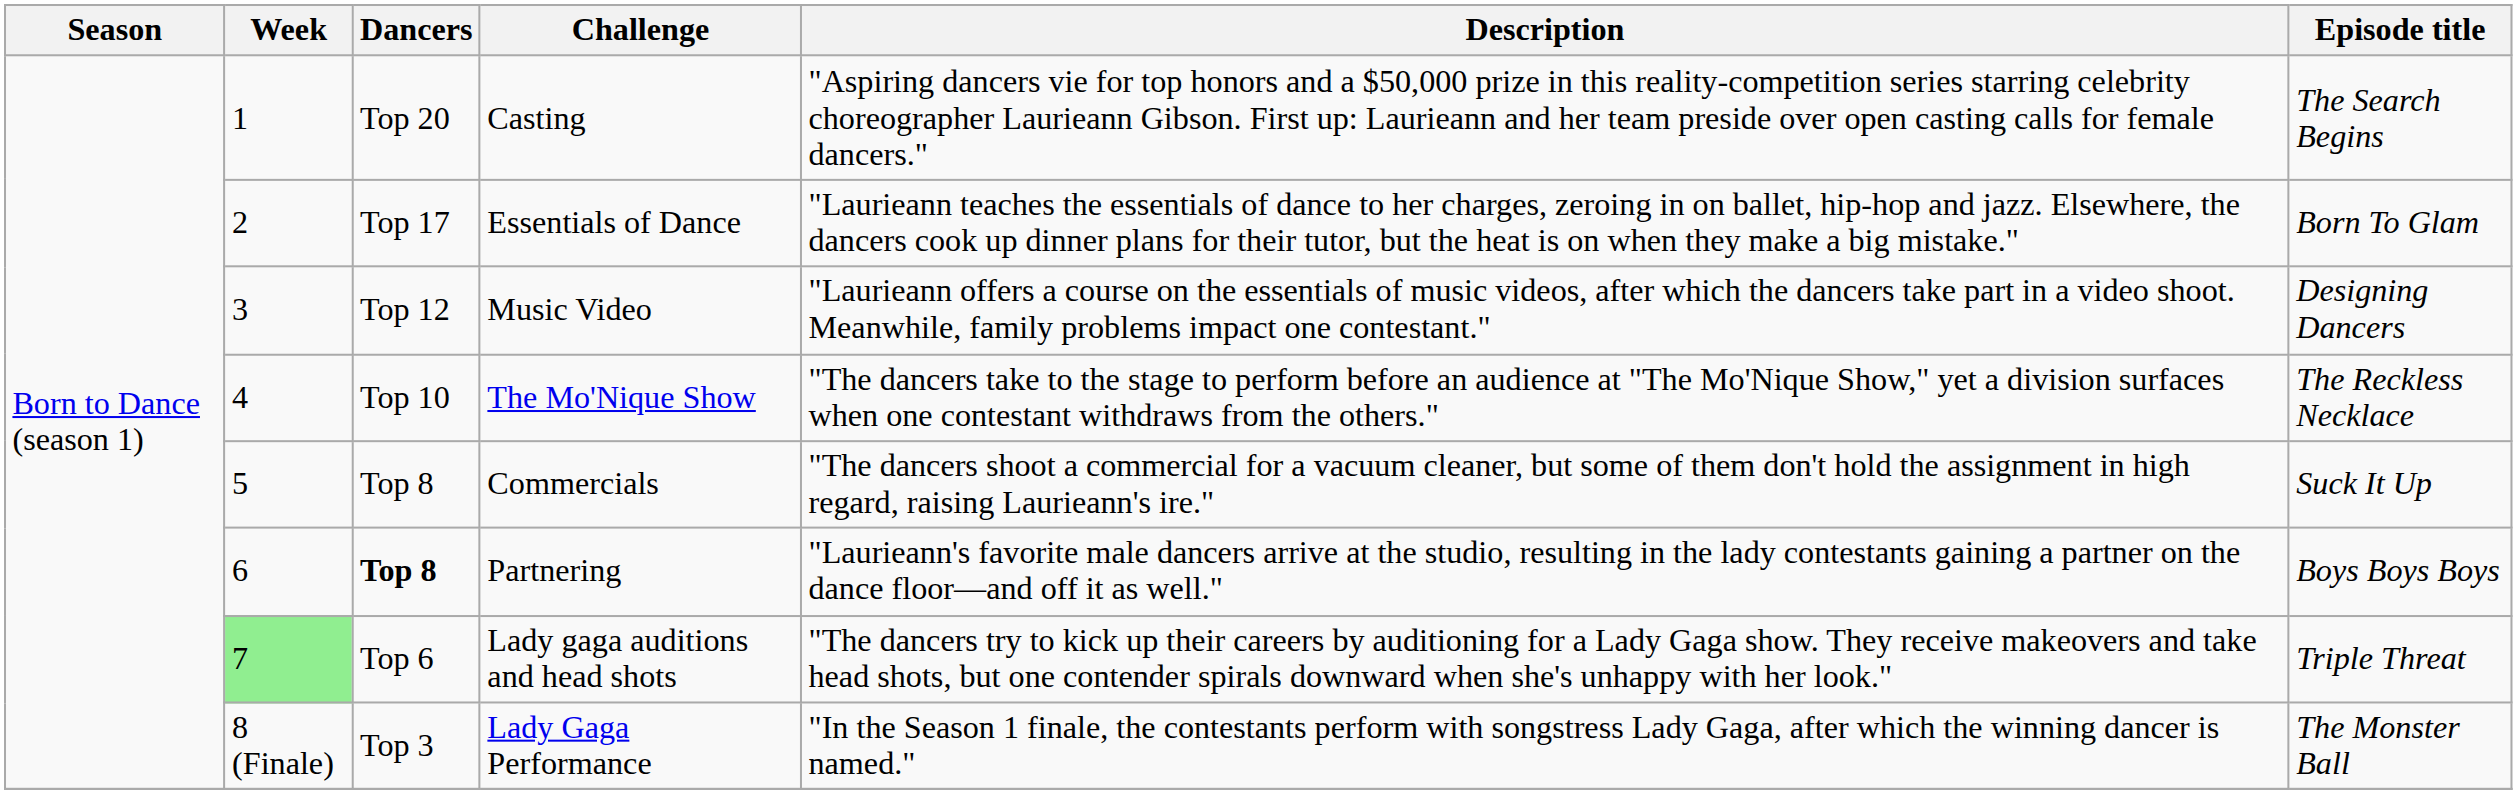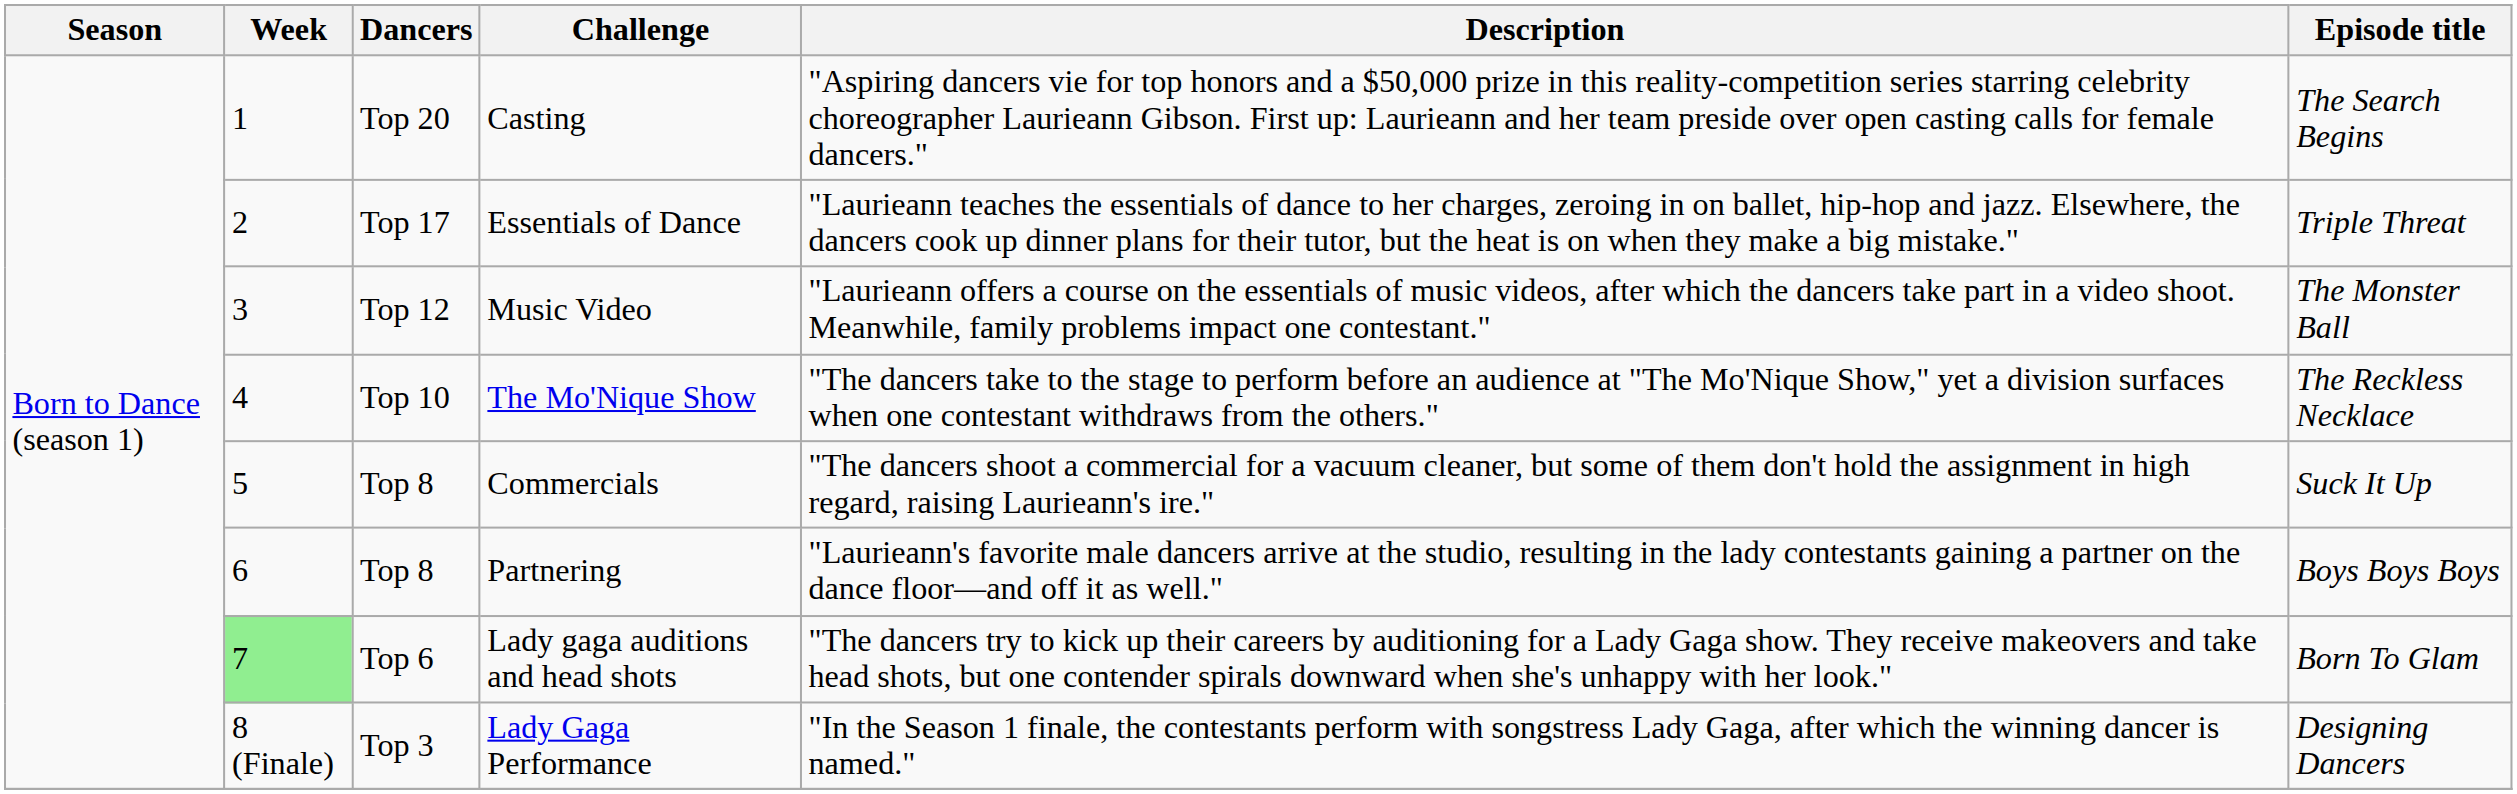(2388, 222) Born To Glam -> (2381, 222) Triple Threat
(2362, 309) Designing Dancers -> (2378, 309) The Monster Ball
(398, 571) bold -> (397, 571) normal
(2381, 658) Triple Threat -> (2388, 658) Born To Glam
(2378, 745) The Monster Ball -> (2362, 745) Designing Dancers
